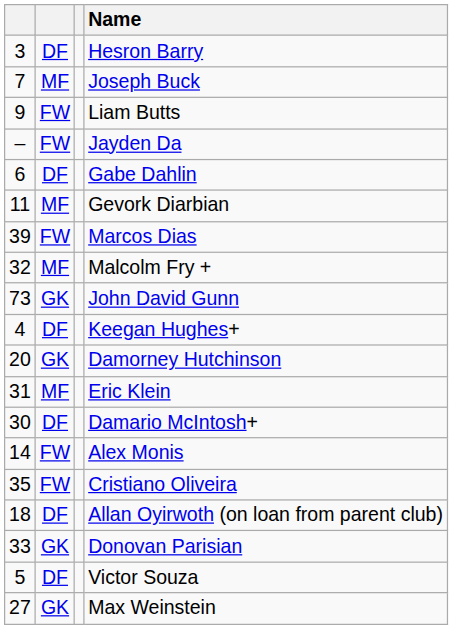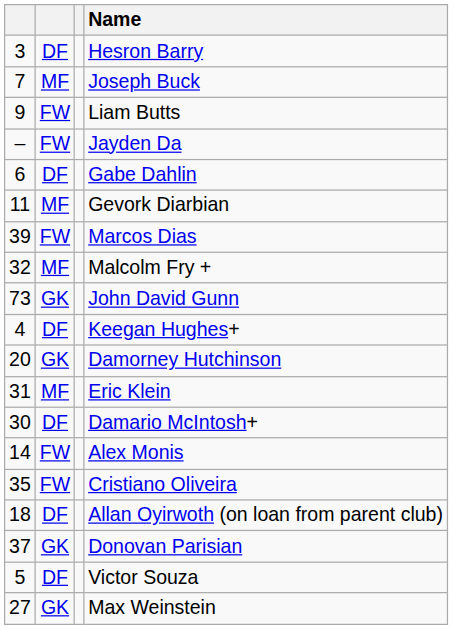(20, 546) 33 -> (20, 546) 37
